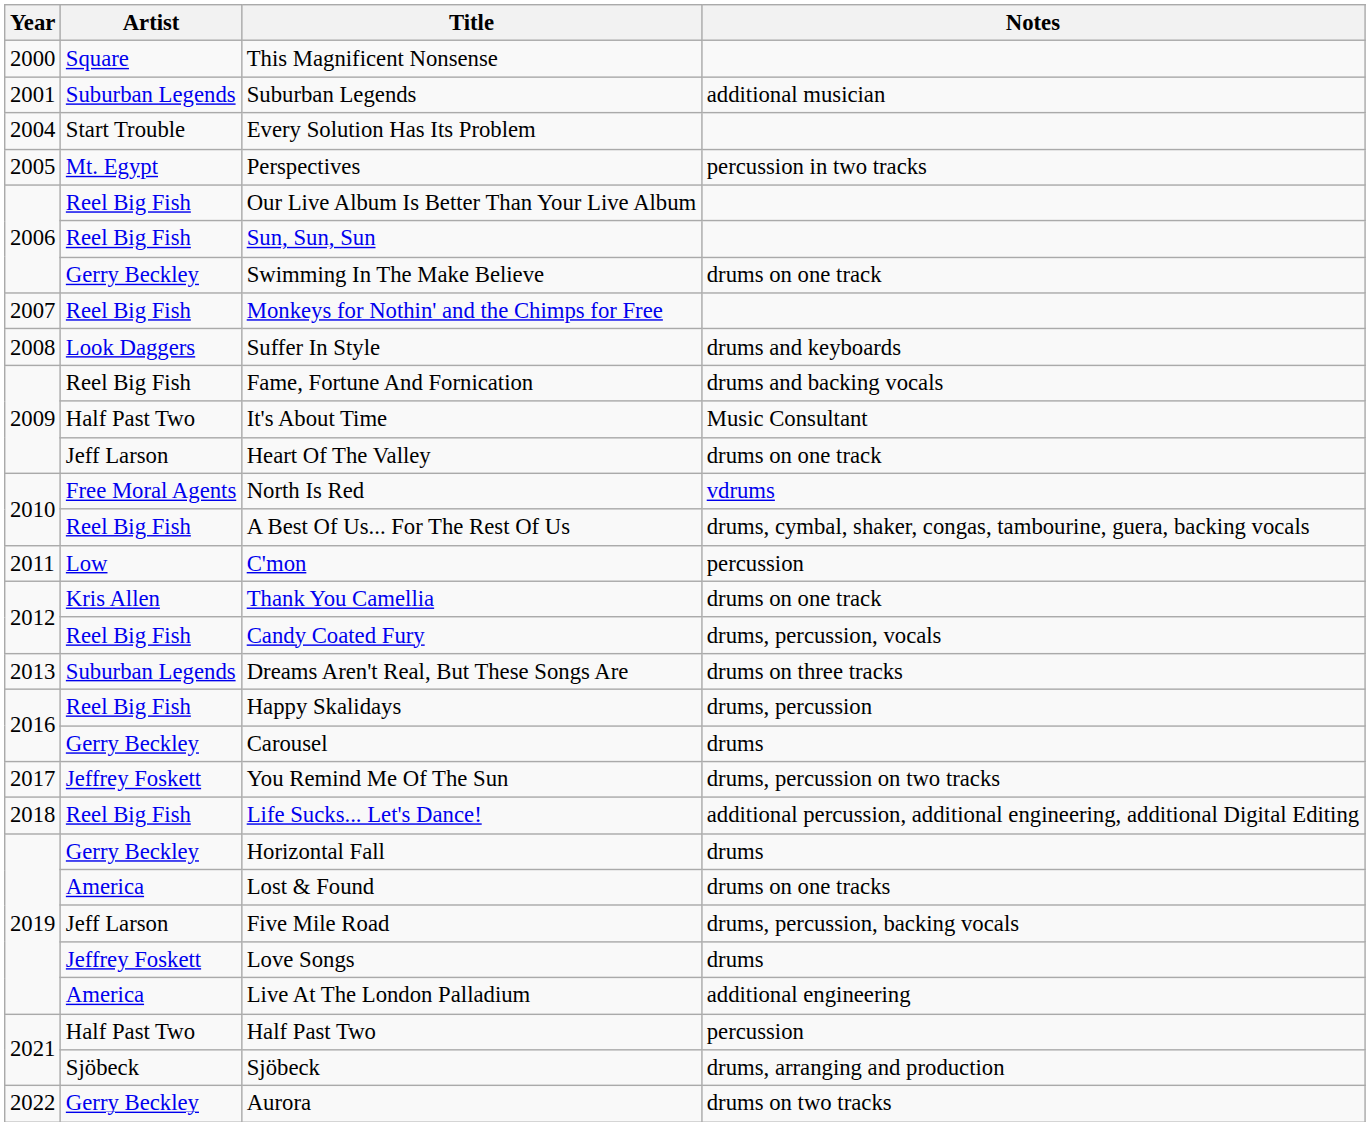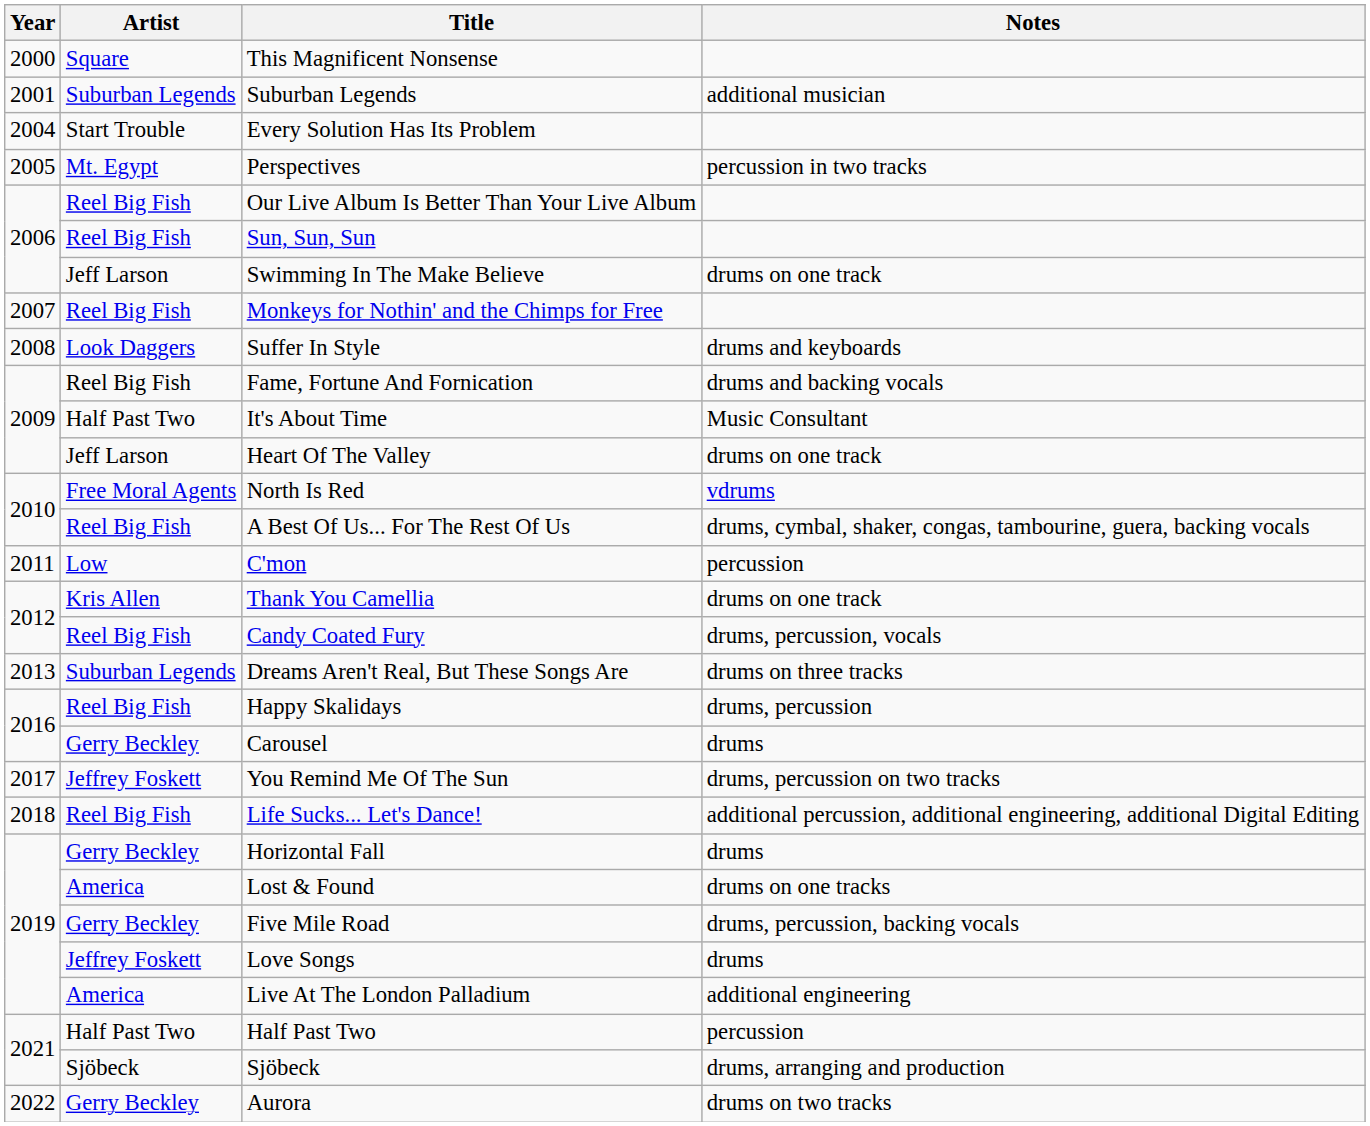(132, 274) Gerry Beckley -> (117, 274) Jeff Larson
(117, 923) Jeff Larson -> (132, 923) Gerry Beckley
